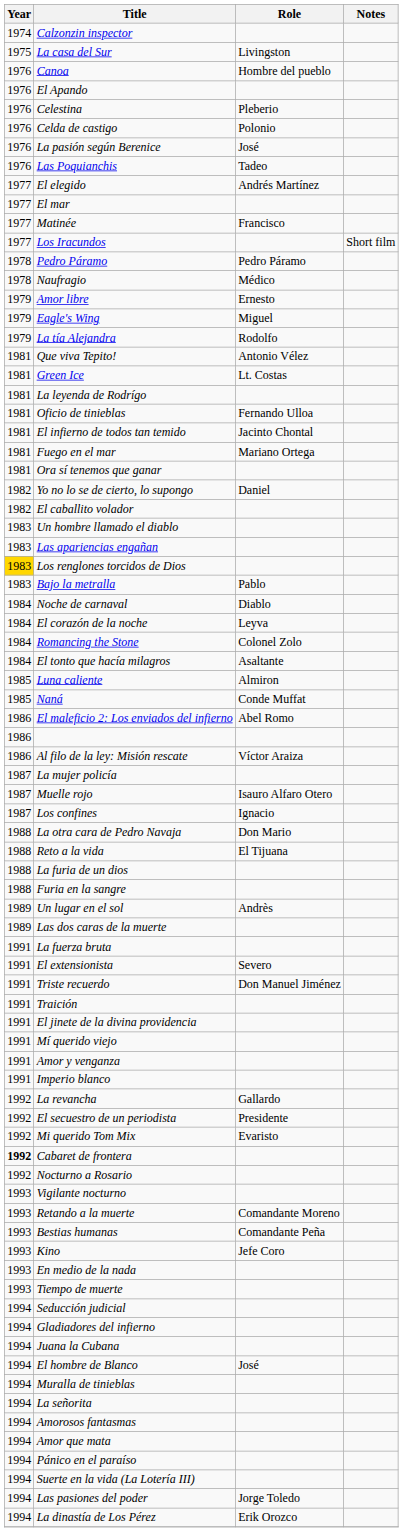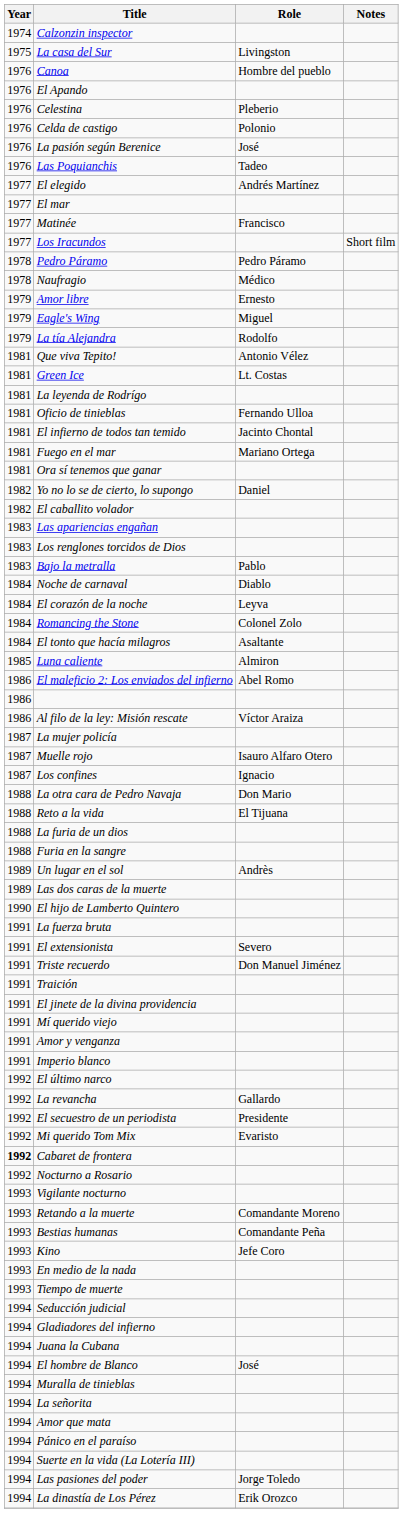- row: (107, 527)
(19, 565) gold background -> (19, 546) no background
- row: (50, 699)
+ row: (108, 908)
+ row: (74, 1079)
- row: (86, 1422)
